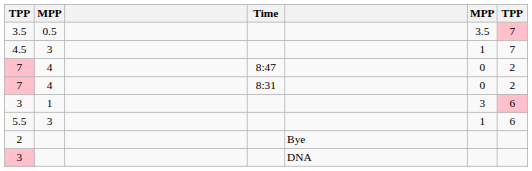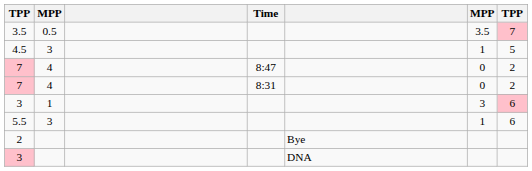(512, 49) 7 -> (512, 49) 5
